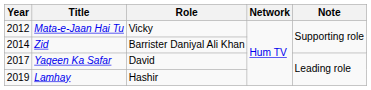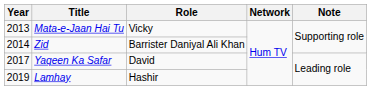(18, 28) 2012 -> (18, 28) 2013
